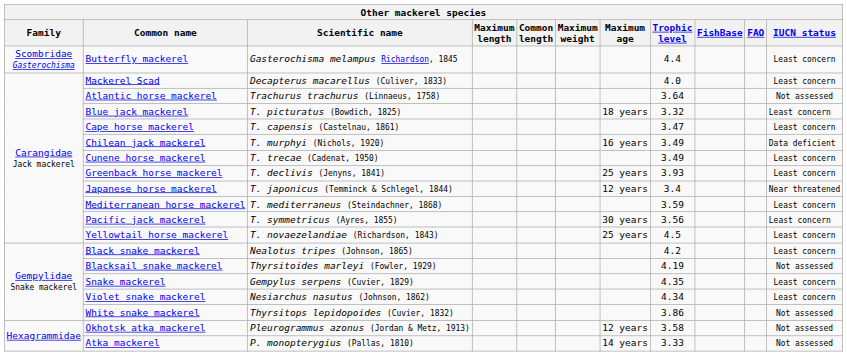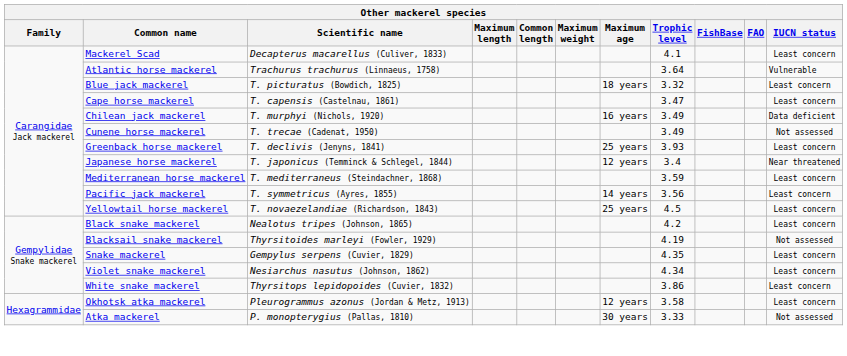- row: (137, 59)
(672, 80) 4.0 -> (672, 54) 4.1
(805, 97) Not assessed -> (793, 70) Vulnerable
(805, 158) Least concern -> (805, 132) Not assessed
(625, 220) 30 years -> (625, 193) 14 years
(805, 313) Not assessed -> (800, 287) Least concern
(805, 329) Not assessed -> (805, 302) Least concern
(625, 343) 14 years -> (625, 317) 30 years
